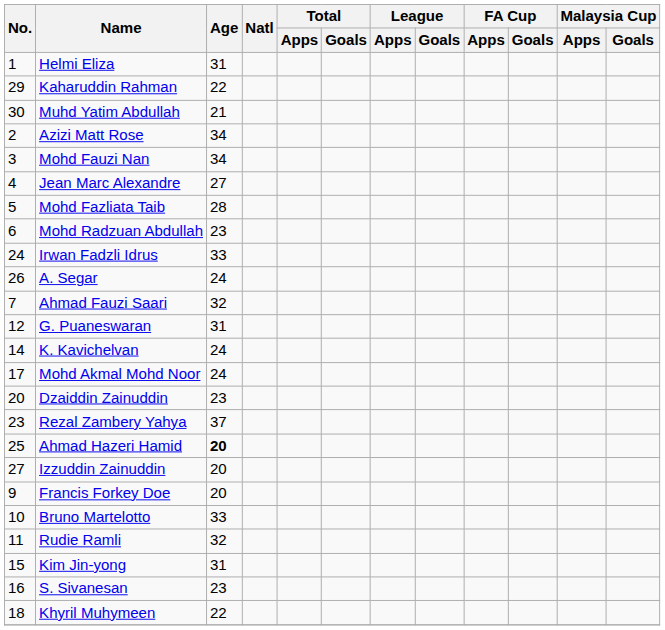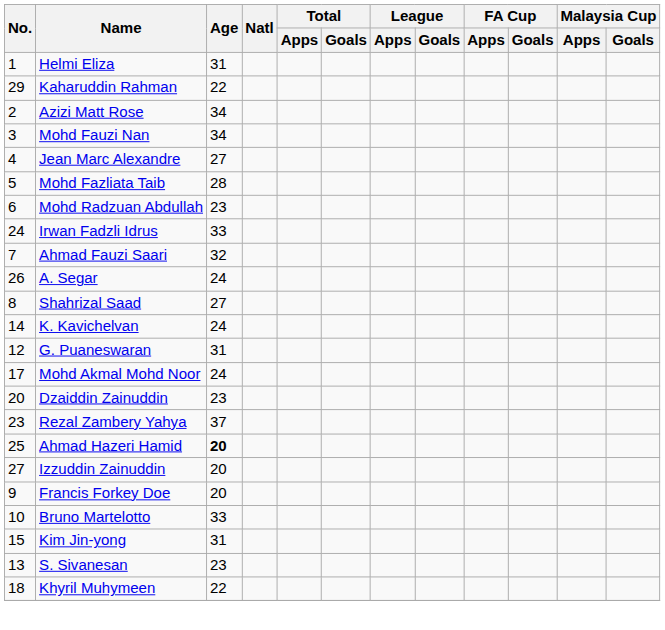- row: (109, 111)
rows swapped: (68, 278) <-> (103, 302)
+ row: (90, 302)
rows swapped: (95, 326) <-> (89, 350)
- row: (80, 541)
(16, 588) 16 -> (16, 565) 13
